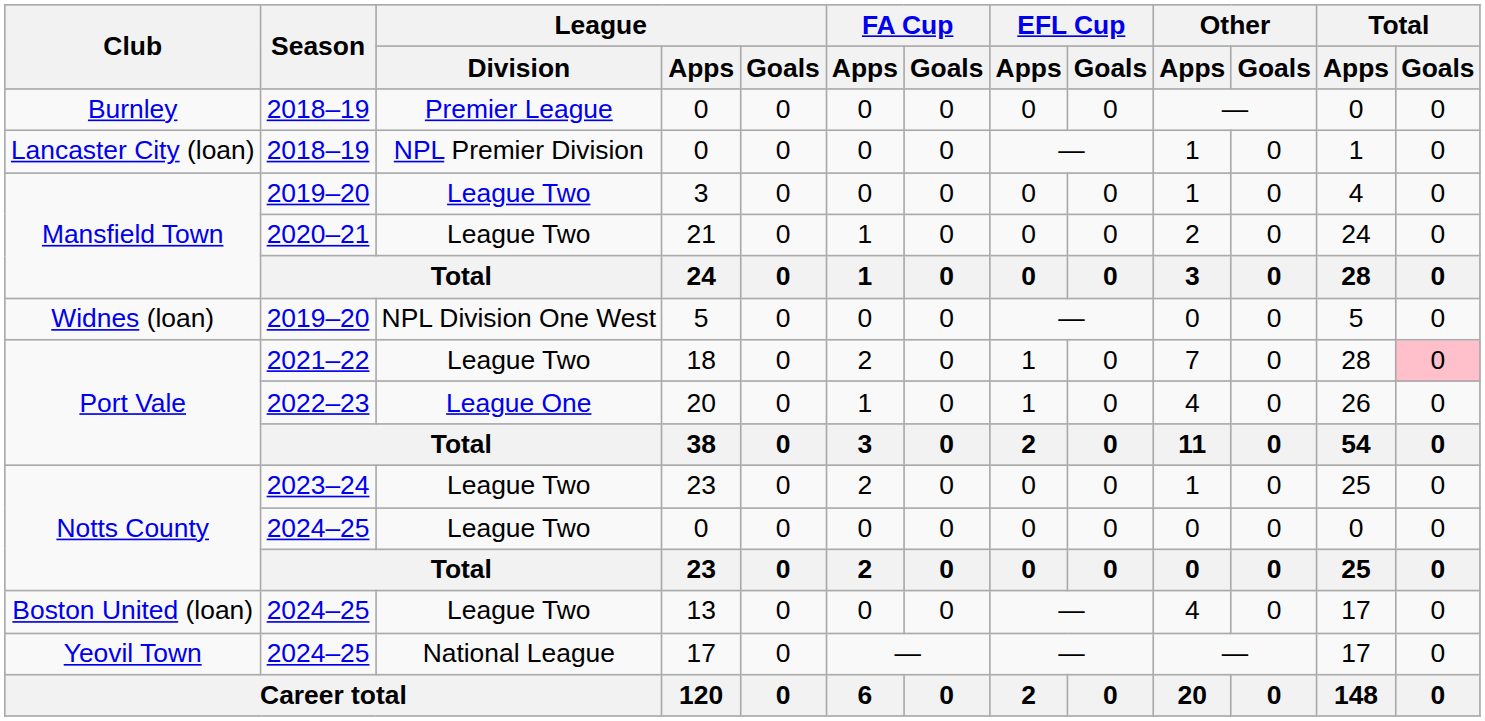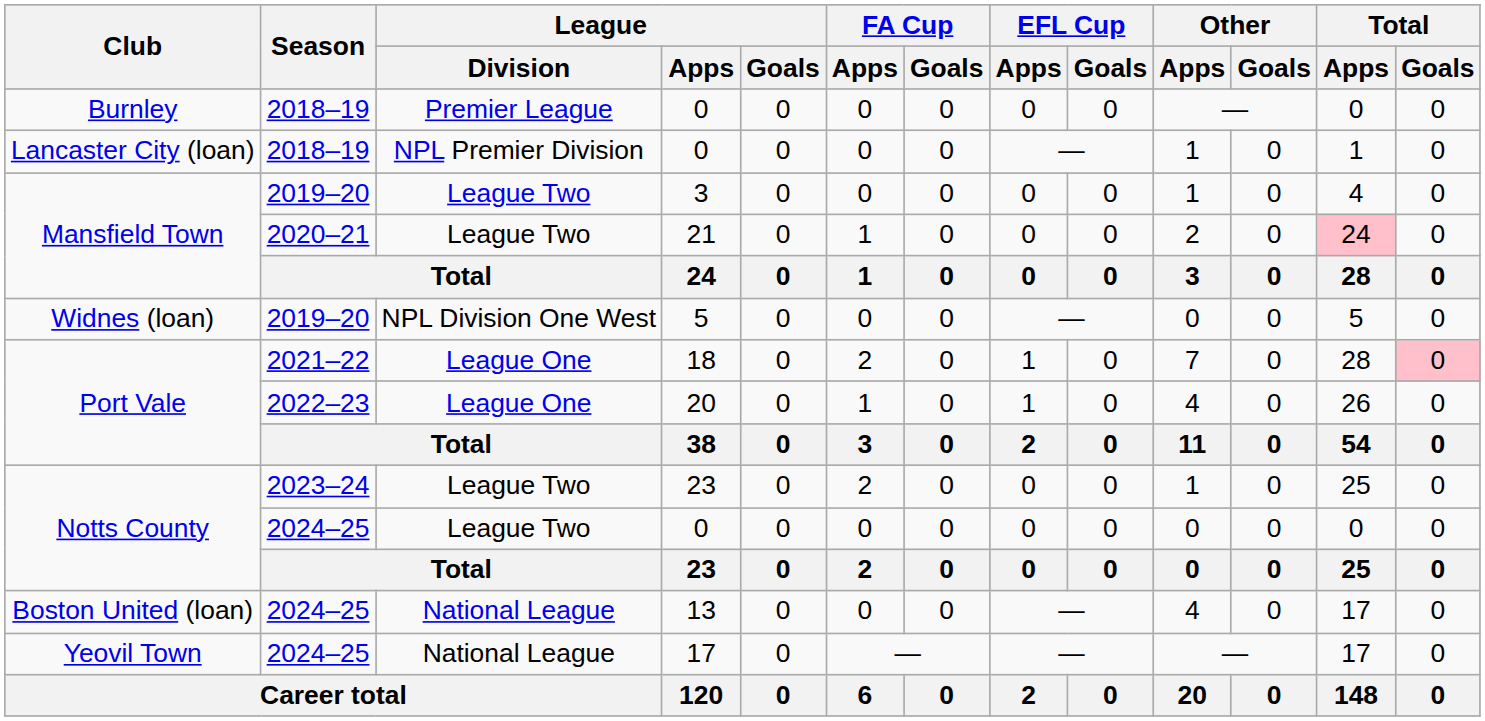(1356, 234) no background -> (1356, 234) pink background
(519, 360) League Two -> (519, 360) League One
(519, 611) League Two -> (519, 611) National League
